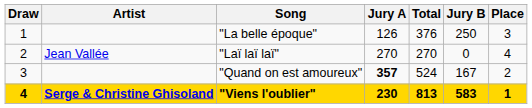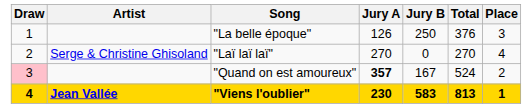columns swapped: (466, 14) <-> (426, 14)
(77, 53) Jean Vallée -> (129, 53) Serge & Christine Ghisoland
(23, 73) no background -> (29, 73) pink background
(129, 93) Serge & Christine Ghisoland -> (84, 93) Jean Vallée
